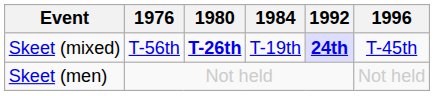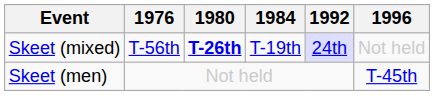(329, 47) bold -> (329, 47) normal
(392, 47) T-45th -> (392, 47) Not held
(392, 76) Not held -> (392, 76) T-45th
